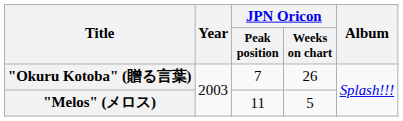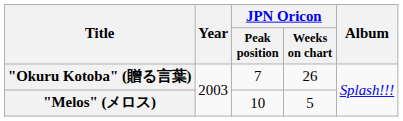(258, 103) 11 -> (258, 103) 10
